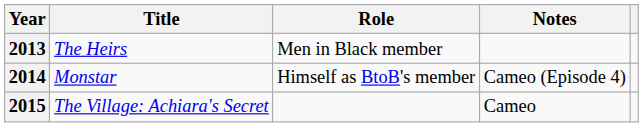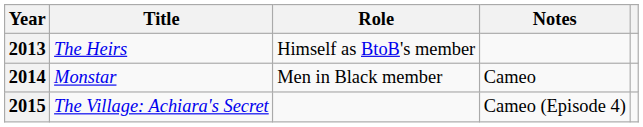(360, 48) Men in Black member -> (376, 48) Himself as BtoB's member
(376, 77) Himself as BtoB's member -> (360, 77) Men in Black member
(555, 77) Cameo (Episode 4) -> (510, 77) Cameo
(510, 106) Cameo -> (555, 106) Cameo (Episode 4)
